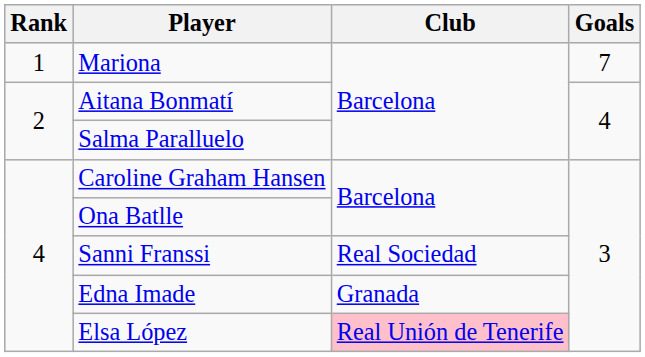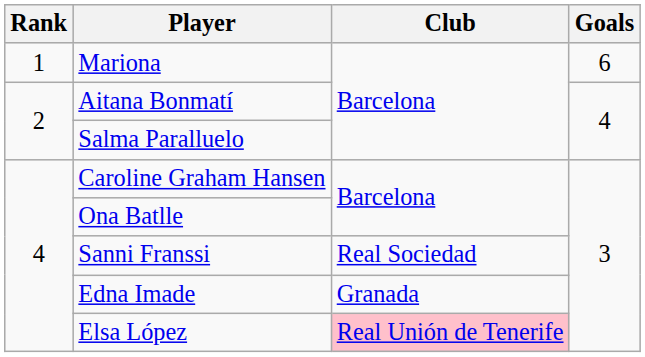(604, 62) 7 -> (604, 62) 6
